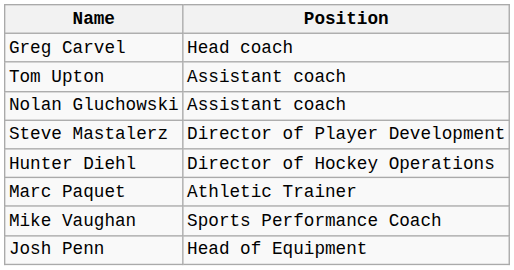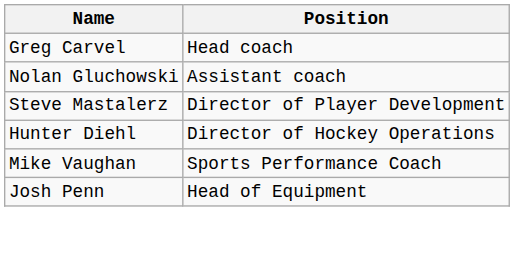- row: (57, 77)
- row: (67, 192)
